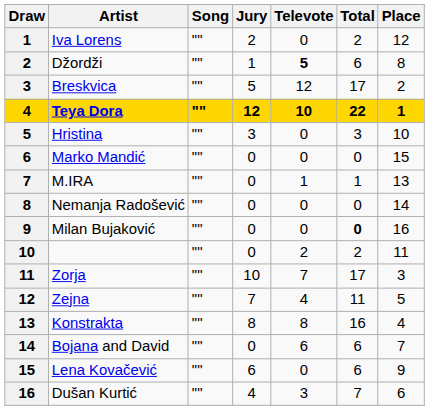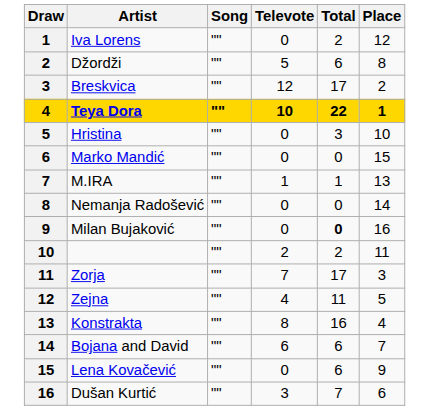- column: (252, 16)
(304, 63) bold -> (285, 63) normal
